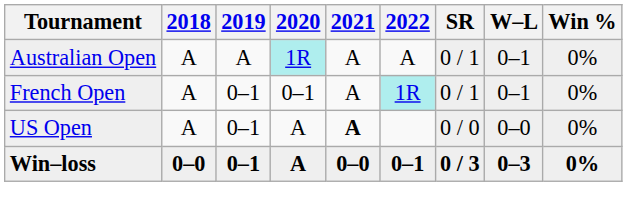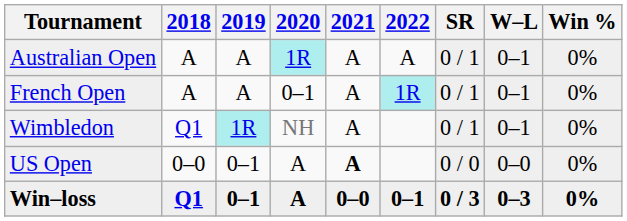(243, 92) 0–1 -> (243, 92) A
+ row: (62, 127)
(189, 127) A -> (189, 163) 0–0
(189, 163) 0–0 -> (189, 198) Q1
